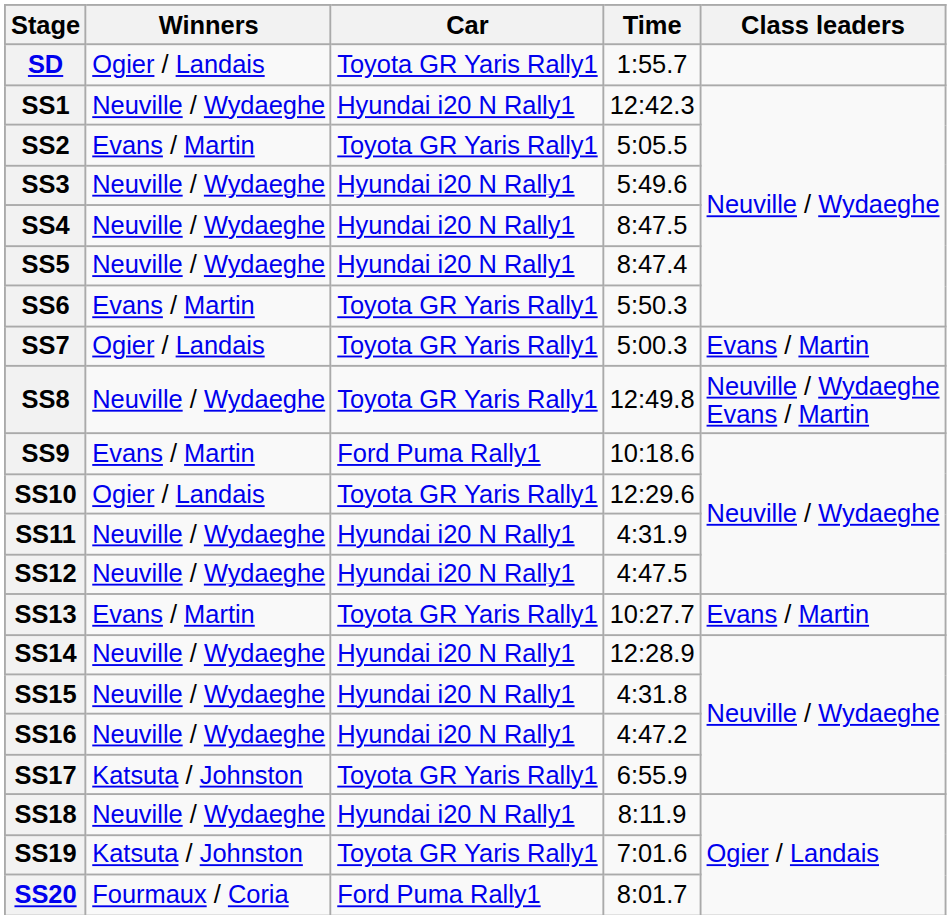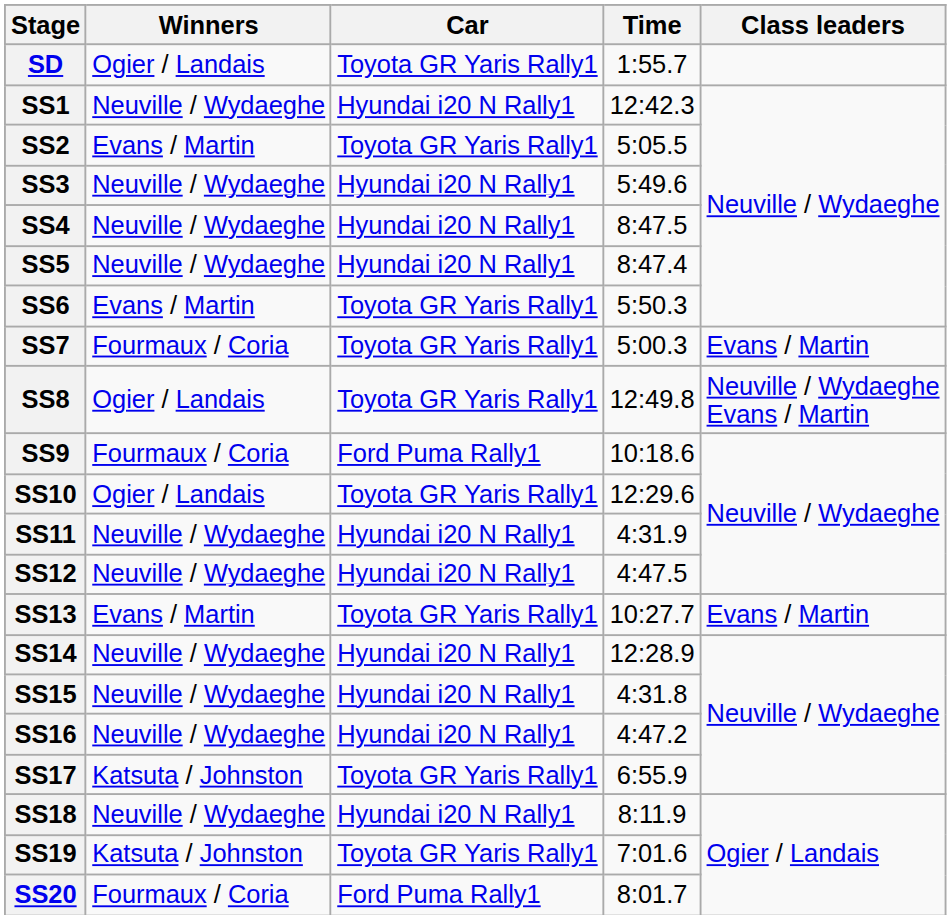(178, 345) Ogier / Landais -> (190, 345) Fourmaux / Coria
(209, 399) Neuville / Wydaeghe -> (178, 399) Ogier / Landais
(173, 454) Evans / Martin -> (190, 454) Fourmaux / Coria
